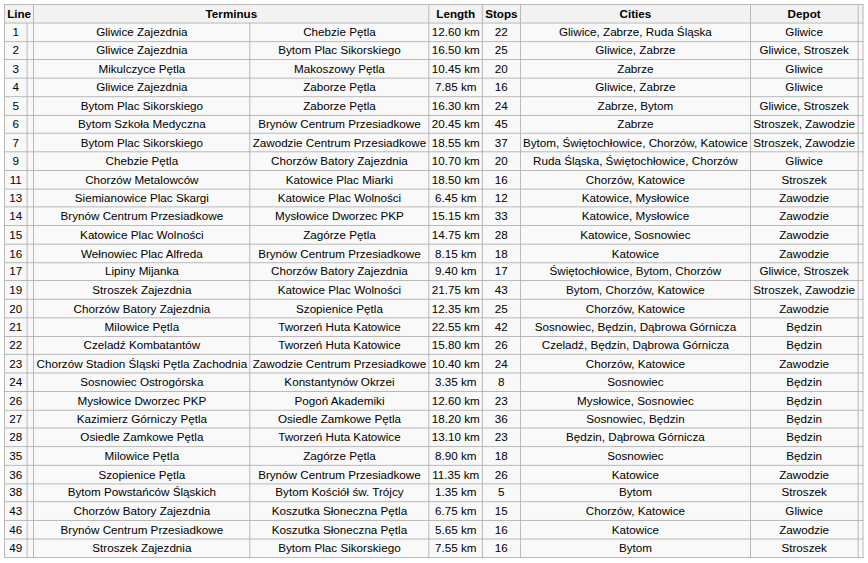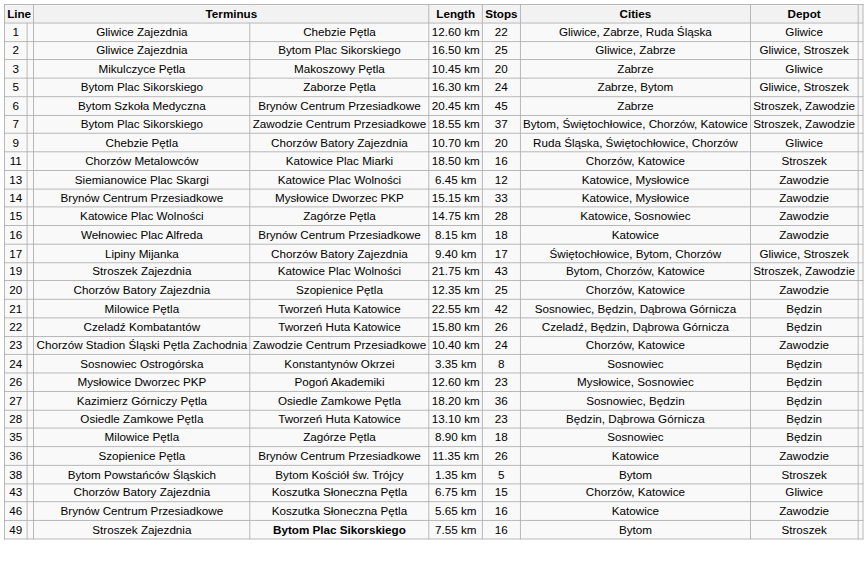- row: (16, 88)
(339, 548) normal -> (339, 530) bold
